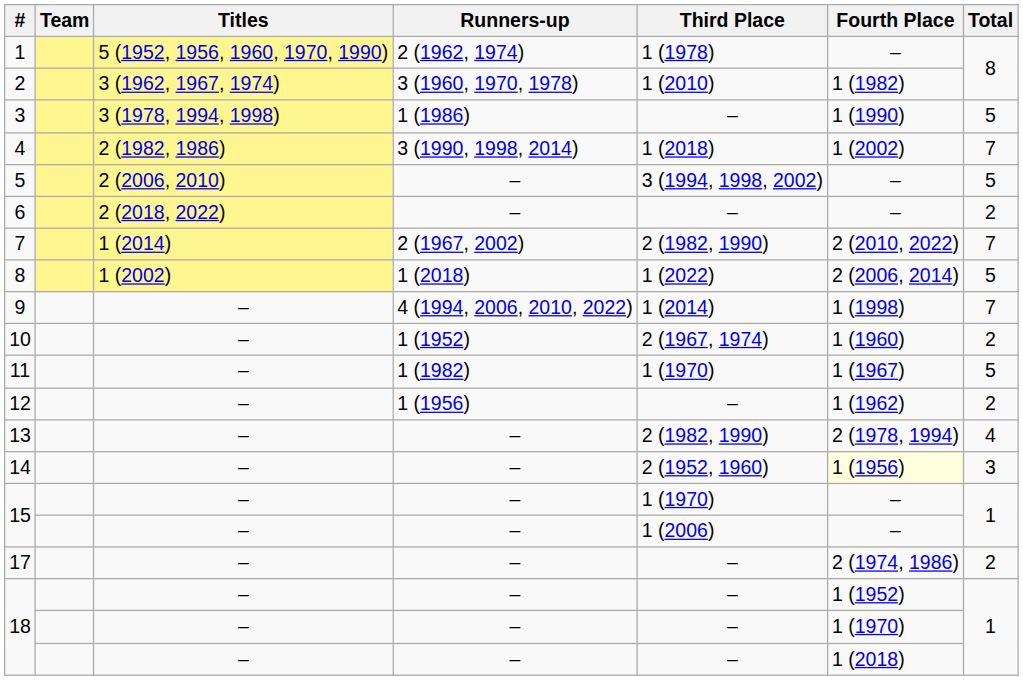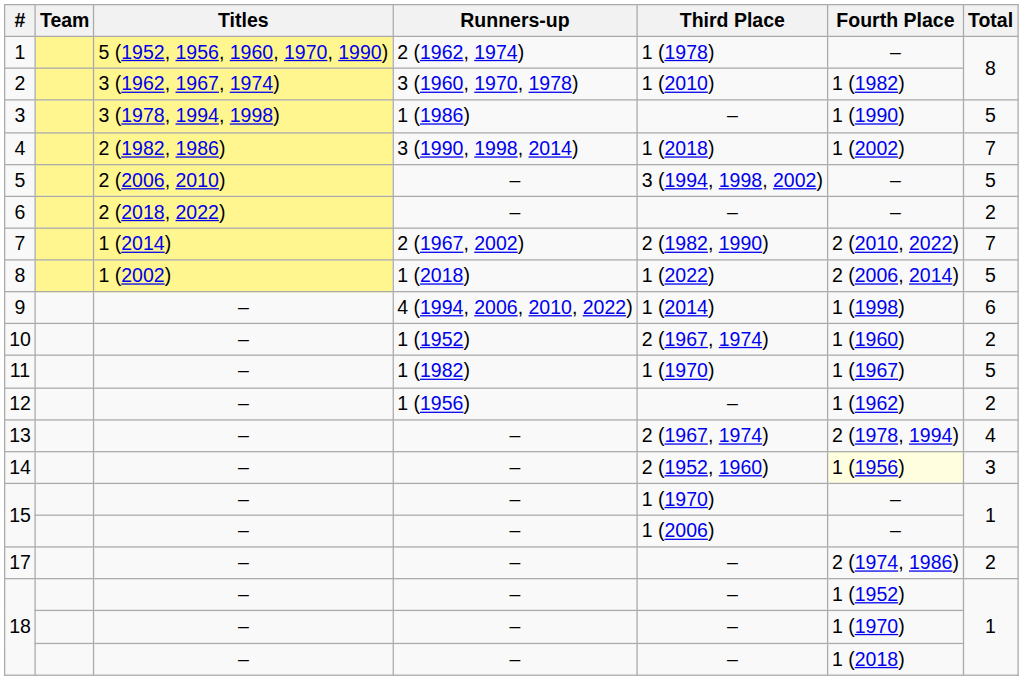(991, 307) 7 -> (991, 307) 6
(705, 435) 2 (1982, 1990) -> (705, 435) 2 (1967, 1974)
